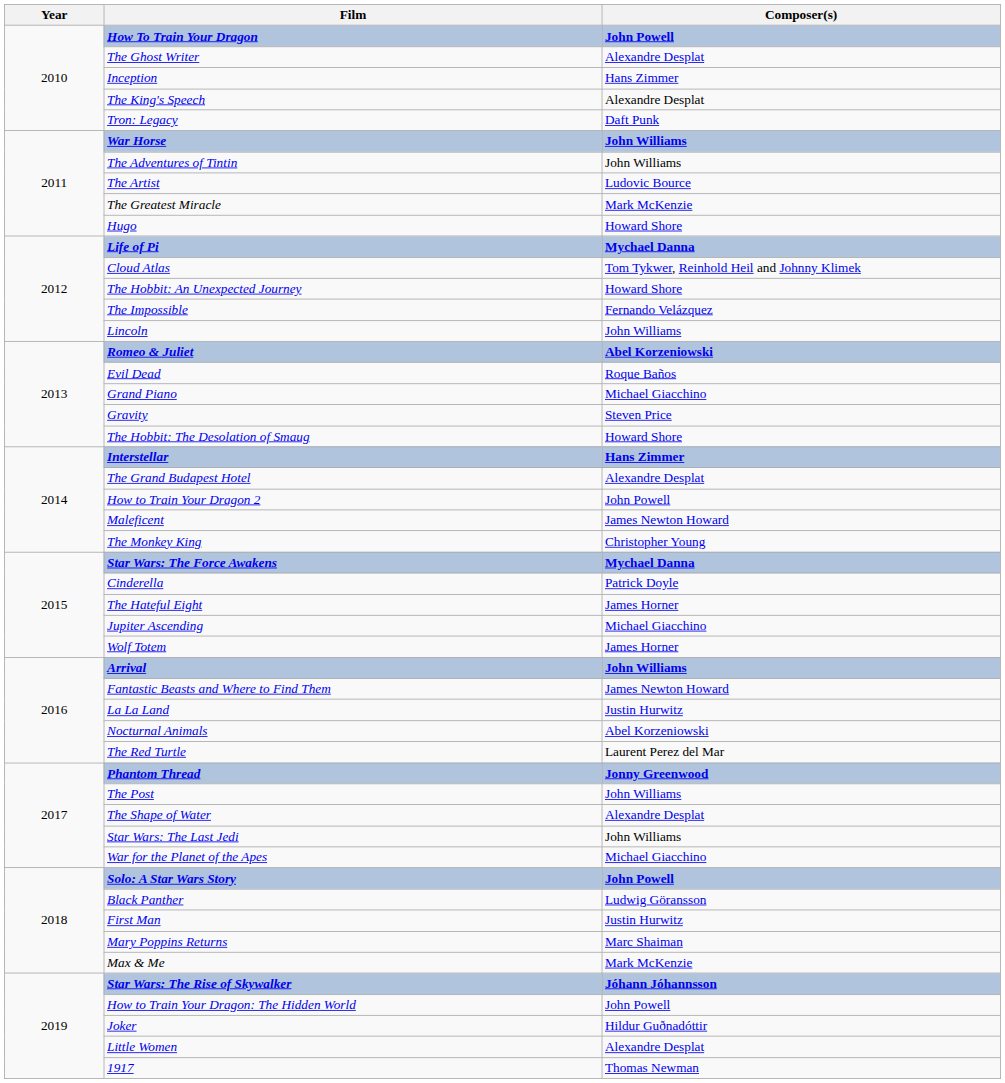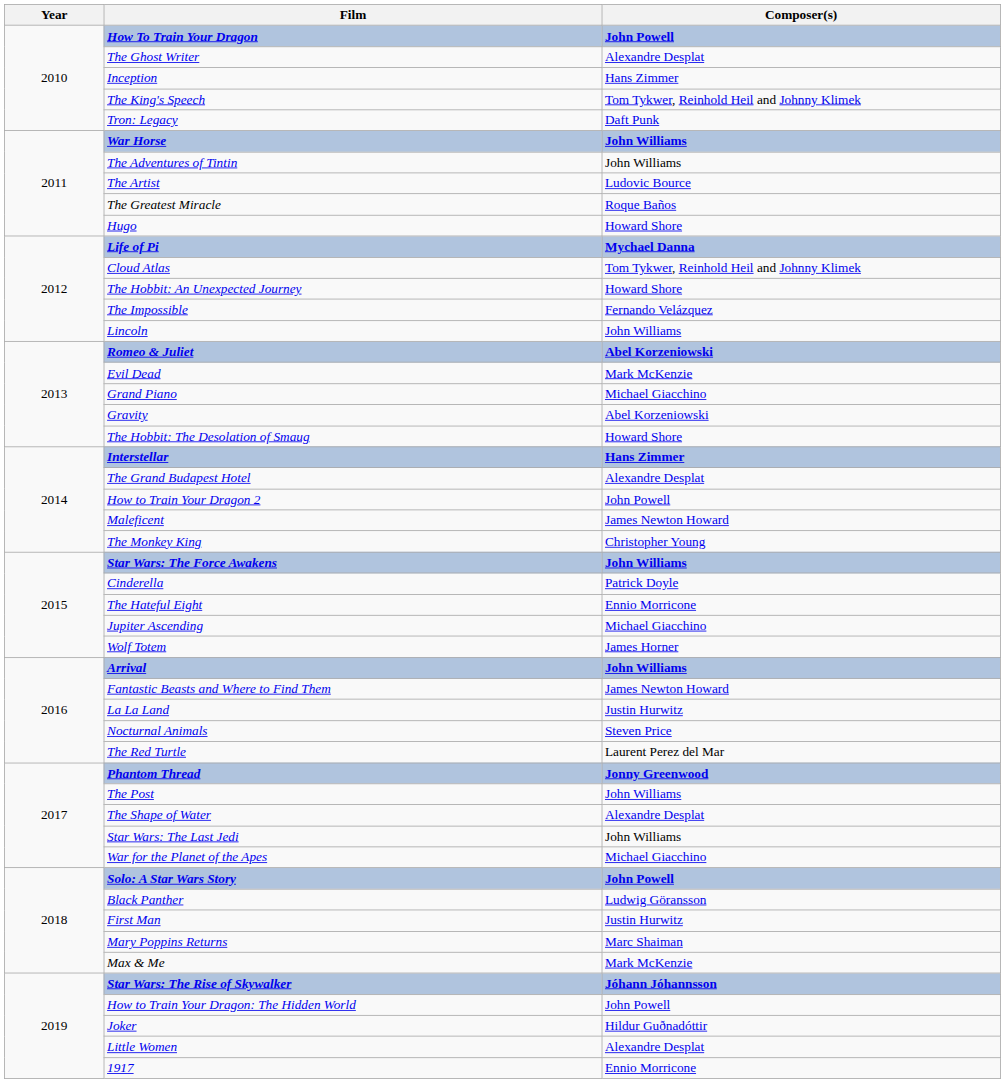(655, 99) Alexandre Desplat -> (733, 99) Tom Tykwer, Reinhold Heil and Johnny Klimek
(649, 204) Mark McKenzie -> (641, 204) Roque Baños
(641, 373) Roque Baños -> (649, 373) Mark McKenzie
(638, 415) Steven Price -> (657, 415) Abel Korzeniowski
(650, 562) Mychael Danna -> (646, 562) John Williams
(642, 604) James Horner -> (651, 604) Ennio Morricone
(657, 731) Abel Korzeniowski -> (638, 731) Steven Price
(652, 1068) Thomas Newman -> (651, 1068) Ennio Morricone
